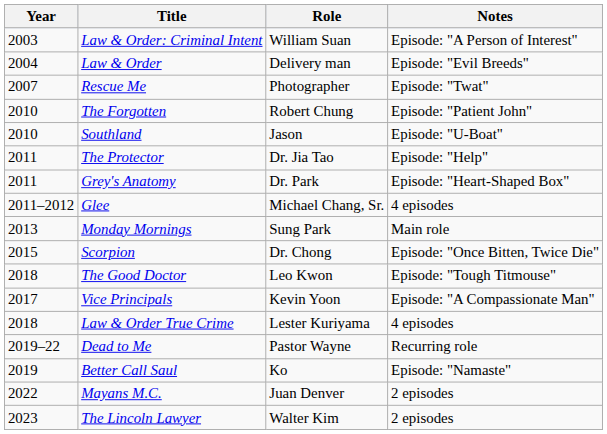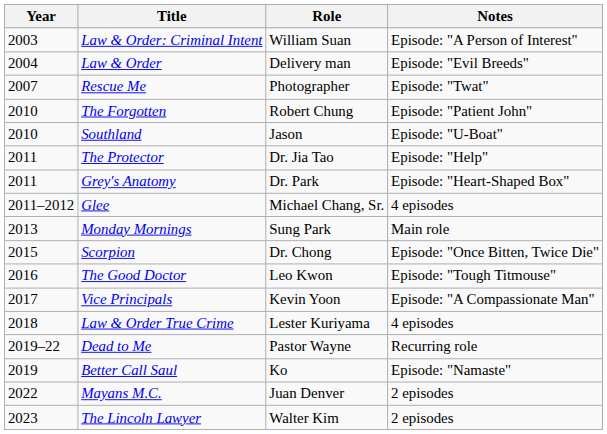(23, 275) 2018 -> (23, 275) 2016
